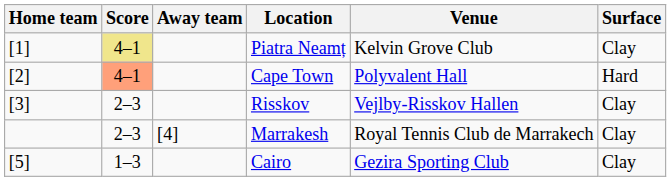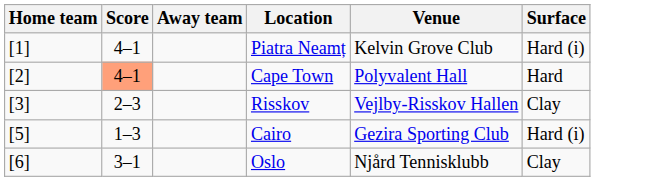(127, 47) khaki background -> (127, 47) no background
(619, 47) Clay -> (556, 47) Hard (i)
- row: (290, 133)
(619, 162) Clay -> (556, 133) Hard (i)
+ row: (268, 162)
